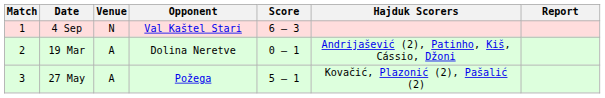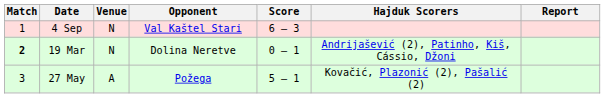(22, 51) normal -> (22, 51) bold
(111, 51) A -> (111, 51) N
